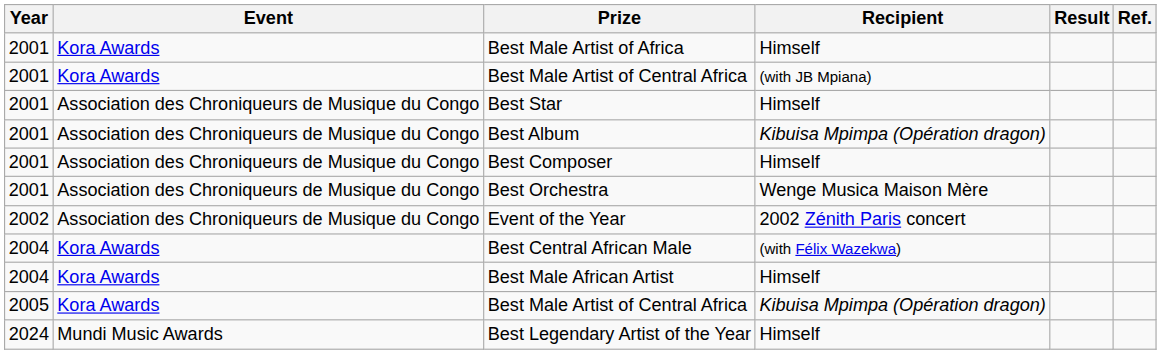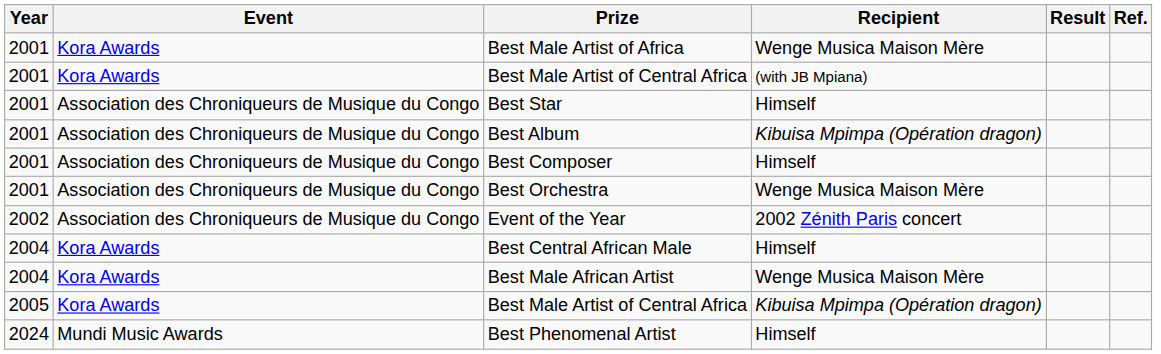(790, 47) Himself -> (870, 47) Wenge Musica Maison Mère
(830, 249) (with Félix Wazekwa) -> (785, 248) Himself
(790, 276) Himself -> (870, 276) Wenge Musica Maison Mère
- row: (29, 334)
+ row: (29, 334)
